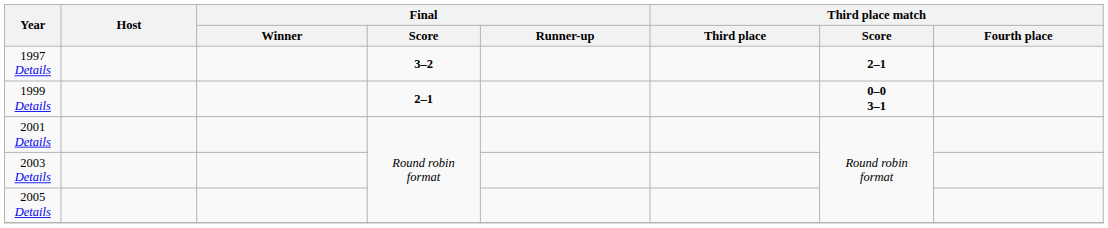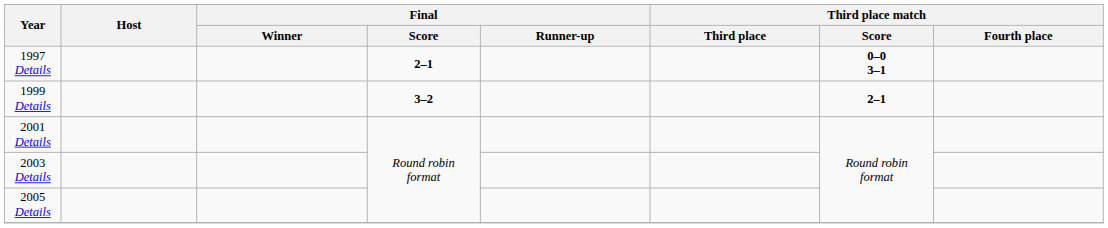(424, 63) 3–2 -> (424, 63) 2–1
(877, 63) 2–1 -> (877, 63) 0–0 3–1
(424, 99) 2–1 -> (424, 99) 3–2
(877, 99) 0–0 3–1 -> (877, 99) 2–1
